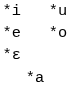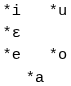rows swapped: (12, 33) <-> (12, 55)
